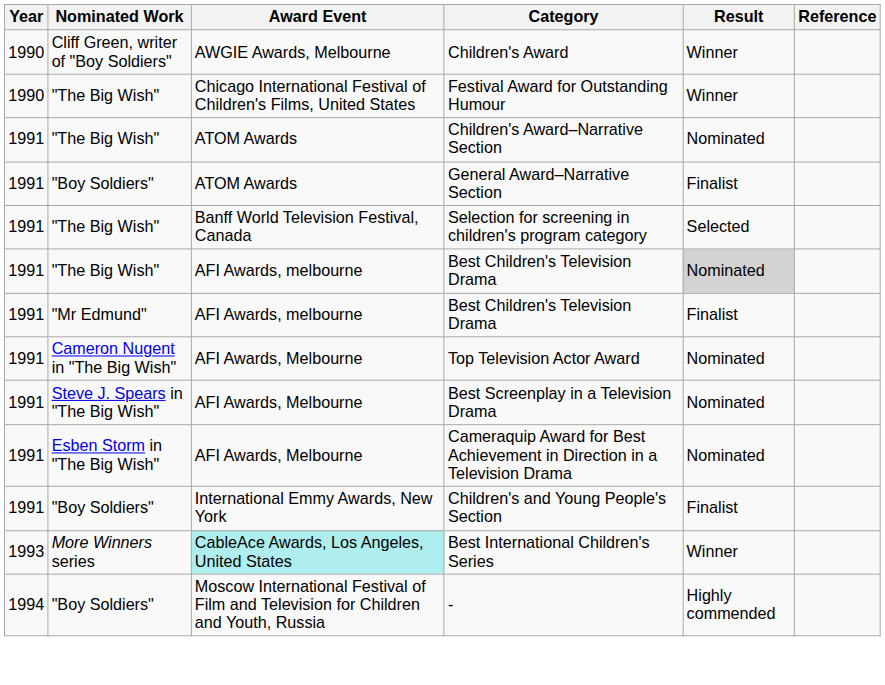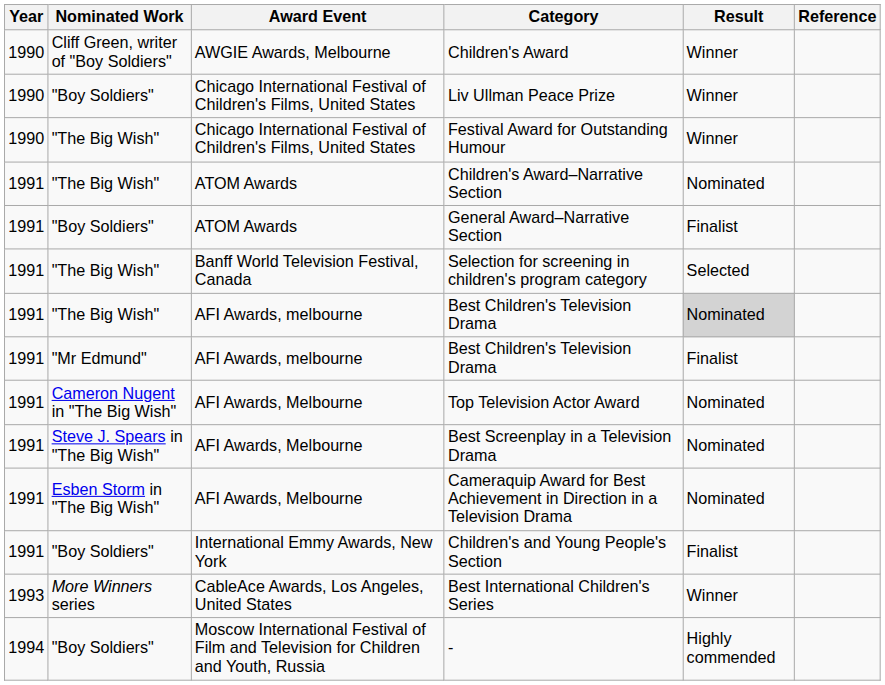+ row: (103, 95)
(309, 552) paleturquoise background -> (309, 595) no background
